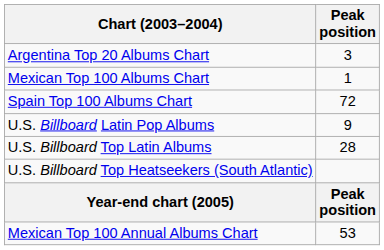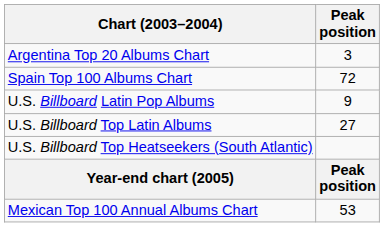- row: (108, 78)
(348, 147) 28 -> (348, 124) 27
